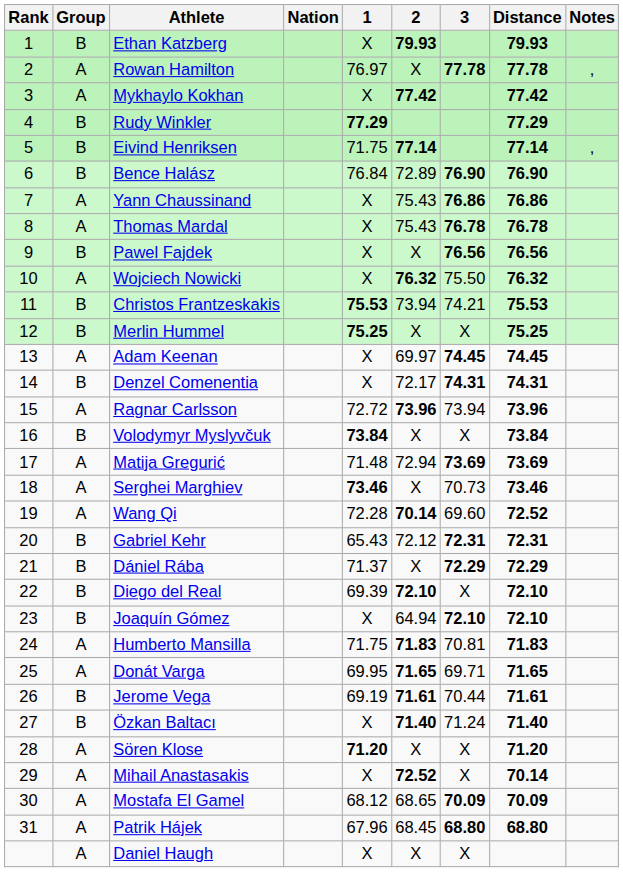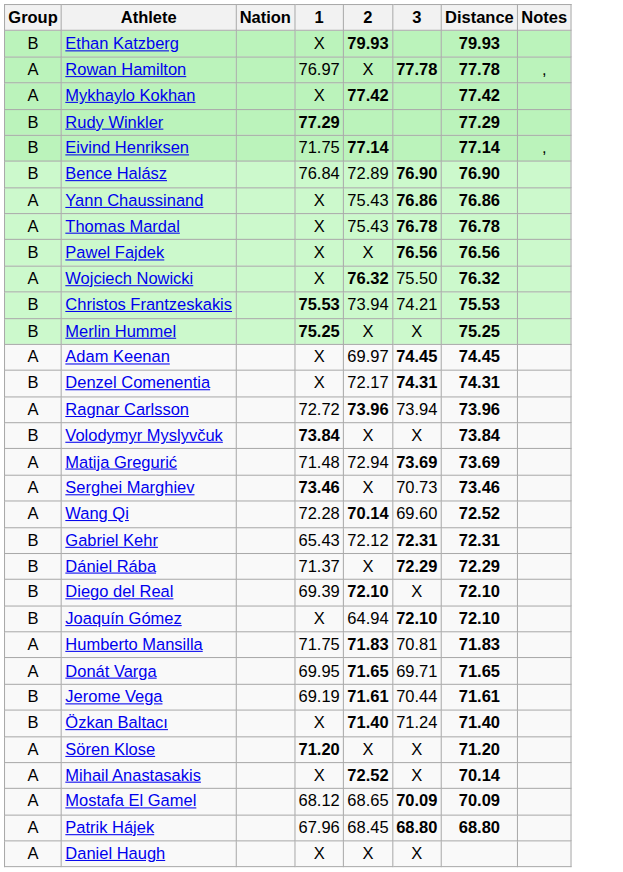- column: (28, 17)
